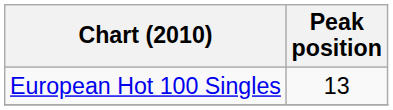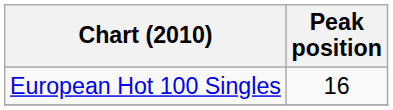(337, 85) 13 -> (337, 85) 16
